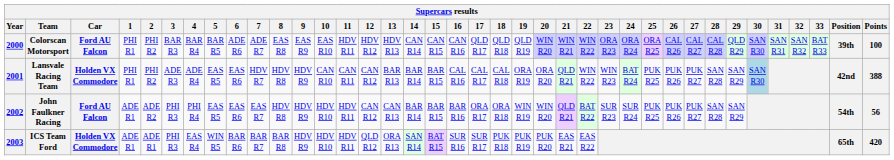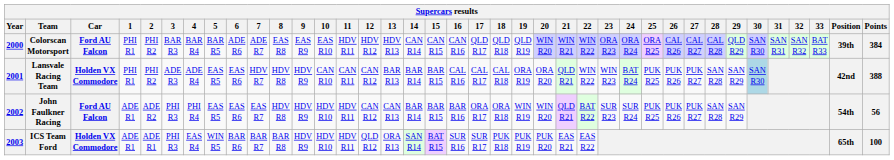(876, 46) 100 -> (876, 46) 384
(876, 142) 420 -> (876, 142) 100
